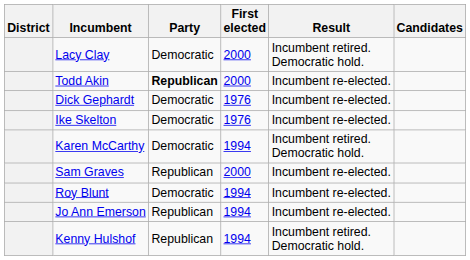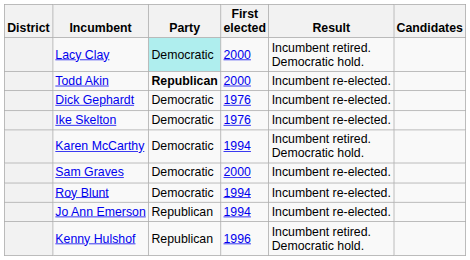(183, 54) no background -> (183, 54) paleturquoise background
(182, 173) Republican -> (183, 173) Democratic
(237, 238) 1994 -> (237, 238) 1996
